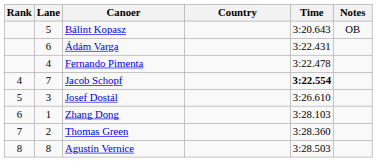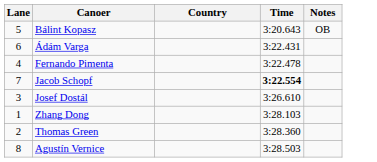- column: (19, 13)
